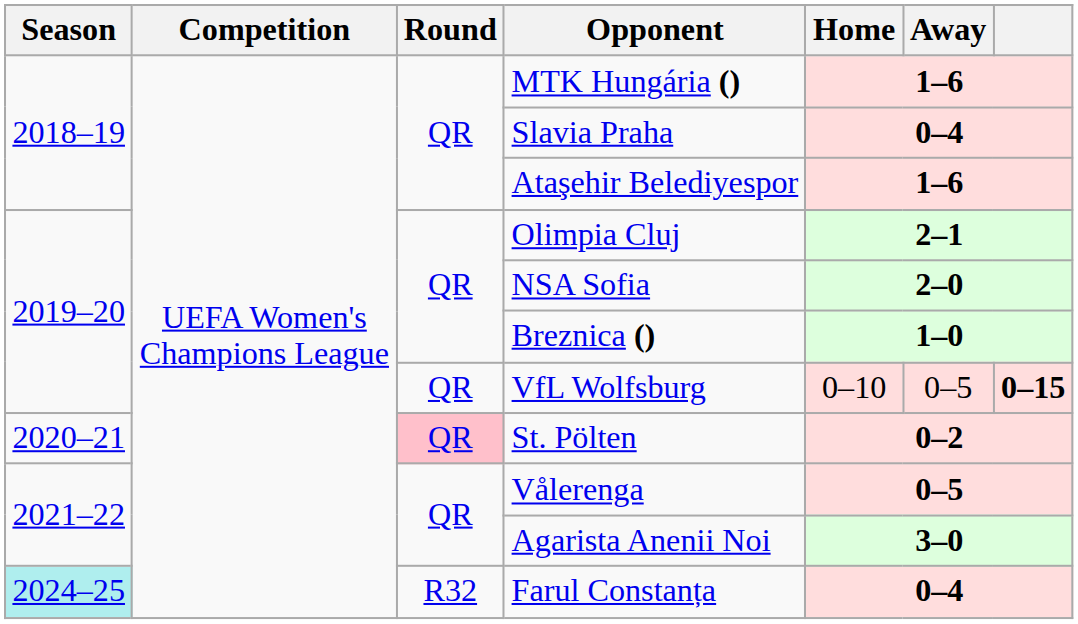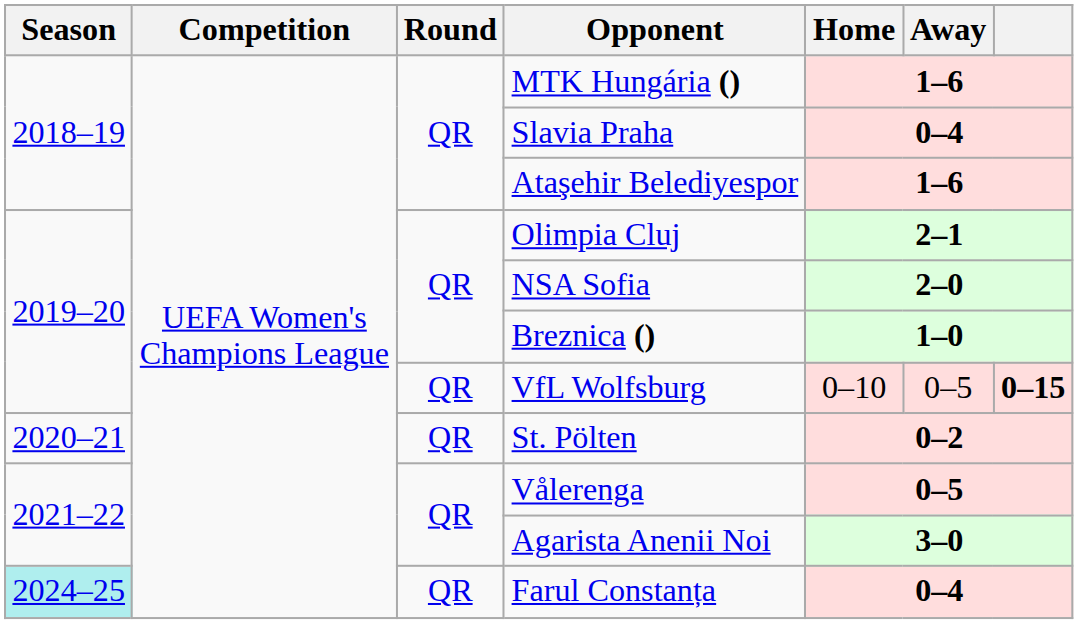(450, 438) pink background -> (450, 438) no background
(450, 591) R32 -> (450, 591) QR
